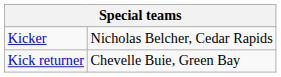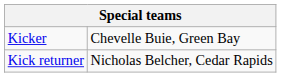(182, 38) Nicholas Belcher, Cedar Rapids -> (165, 38) Chevelle Buie, Green Bay
(165, 60) Chevelle Buie, Green Bay -> (182, 60) Nicholas Belcher, Cedar Rapids
